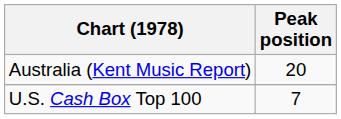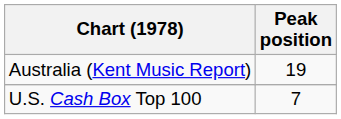(296, 69) 20 -> (296, 69) 19
